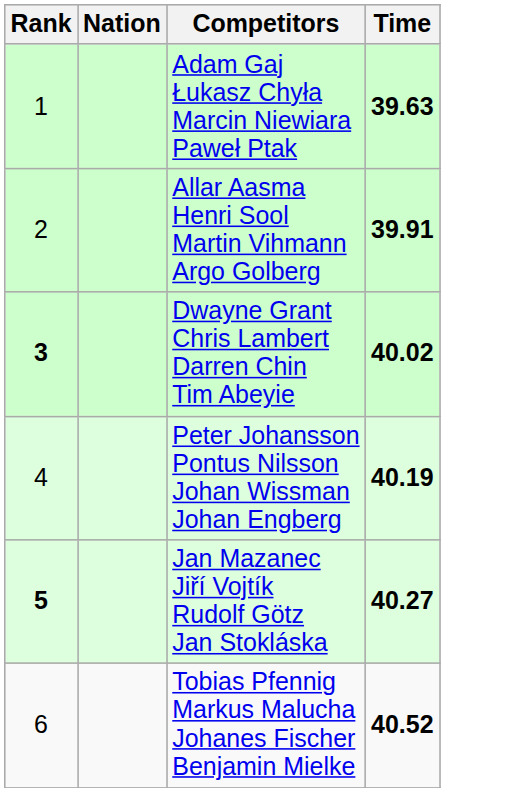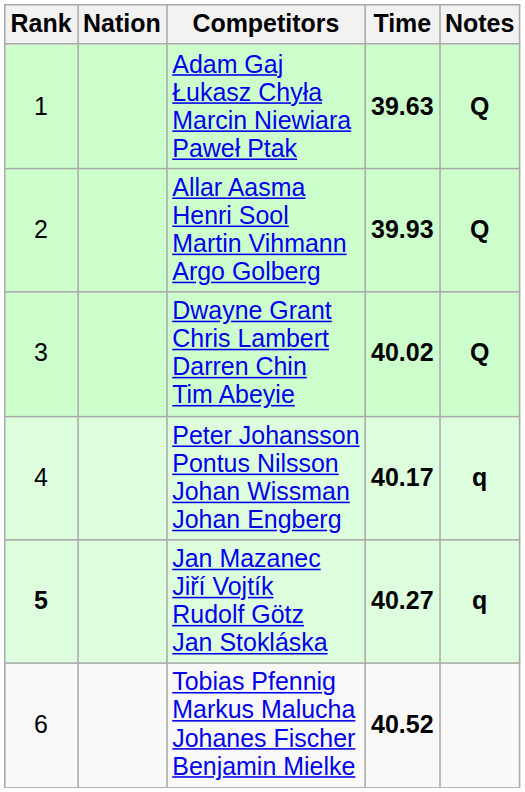+ column: (480, 24)
(402, 229) 39.91 -> (402, 229) 39.93
(41, 353) bold -> (41, 353) normal
(402, 477) 40.19 -> (402, 477) 40.17
